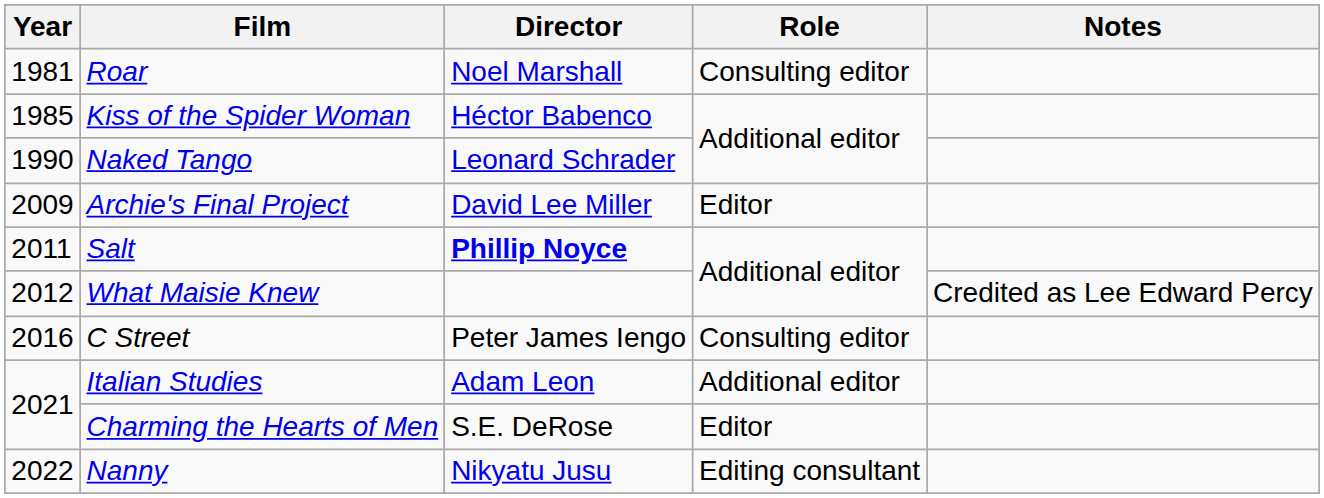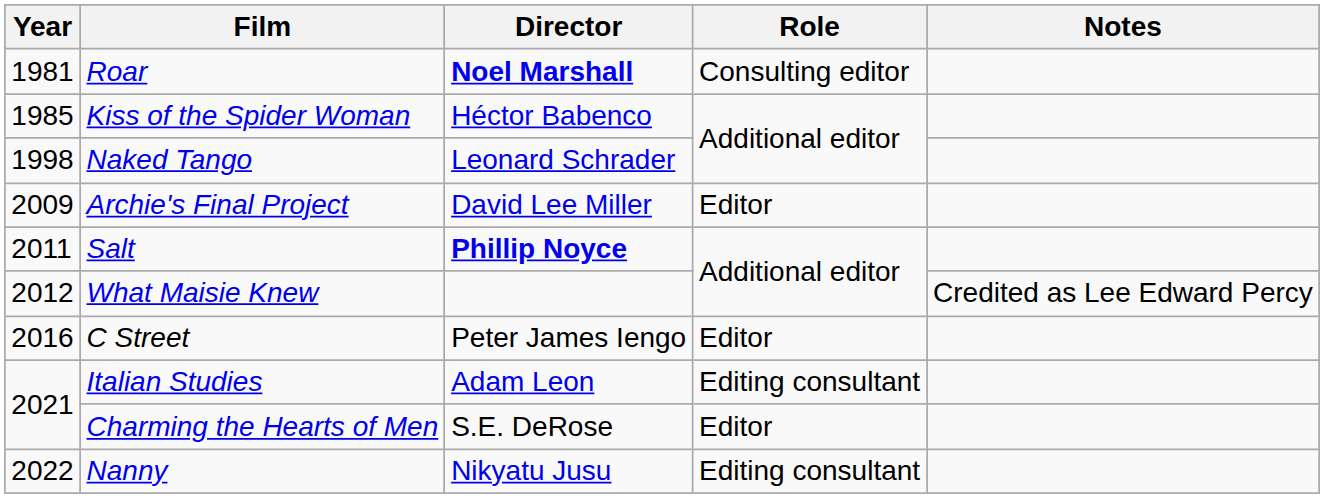(537, 71) normal -> (542, 71) bold
(42, 159) 1990 -> (42, 159) 1998
(804, 337) Consulting editor -> (736, 337) Editor
(799, 381) Additional editor -> (810, 381) Editing consultant
